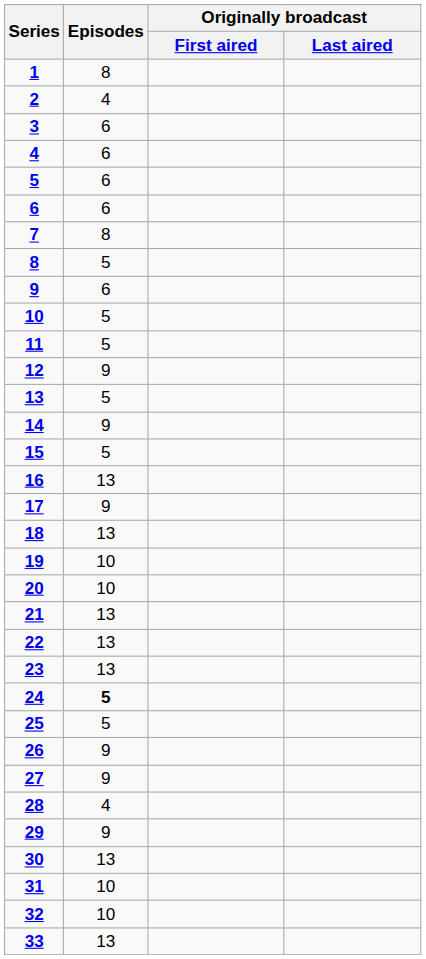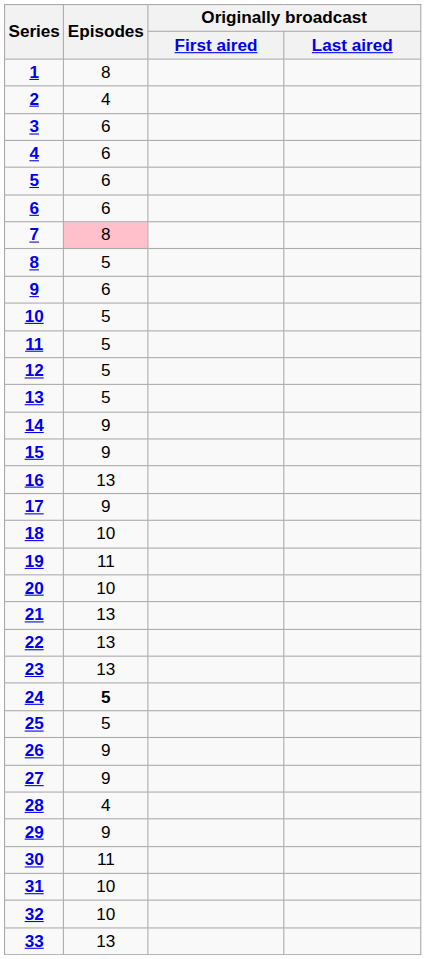(106, 235) no background -> (106, 235) pink background
(106, 371) 9 -> (106, 371) 5
(106, 452) 5 -> (106, 452) 9
(106, 533) 13 -> (106, 533) 10
(106, 561) 10 -> (106, 561) 11
(106, 859) 13 -> (106, 859) 11
